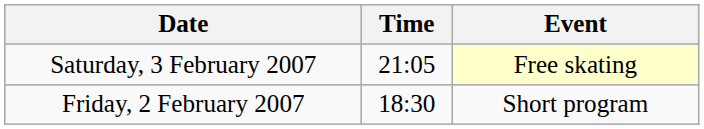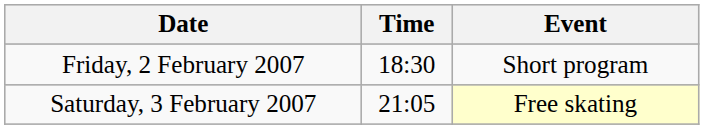rows swapped: (183, 104) <-> (183, 64)
